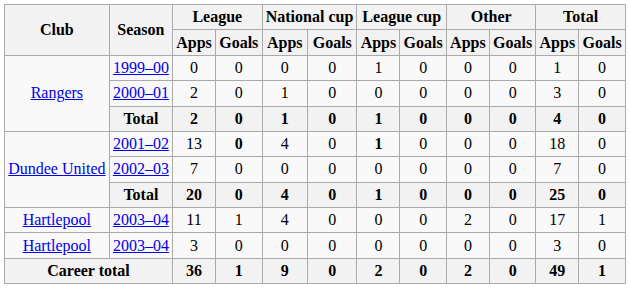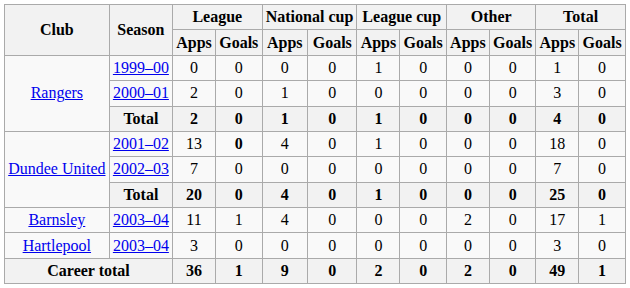(378, 144) bold -> (378, 144) normal
(57, 220) Hartlepool -> (57, 220) Barnsley
